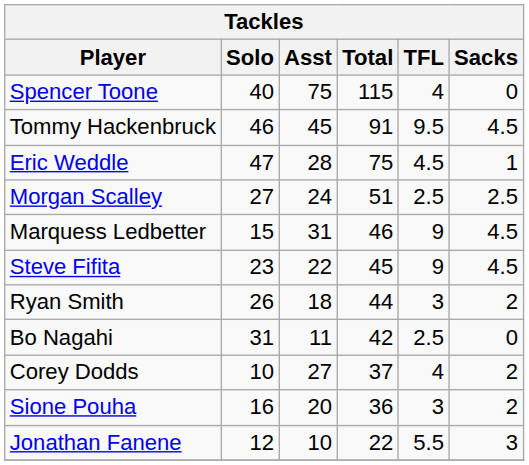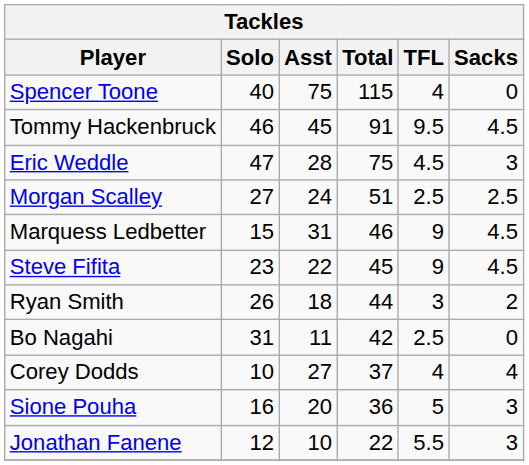(512, 162) 1 -> (512, 162) 3
(512, 372) 2 -> (512, 372) 4
(438, 407) 3 -> (438, 407) 5
(512, 407) 2 -> (512, 407) 3
